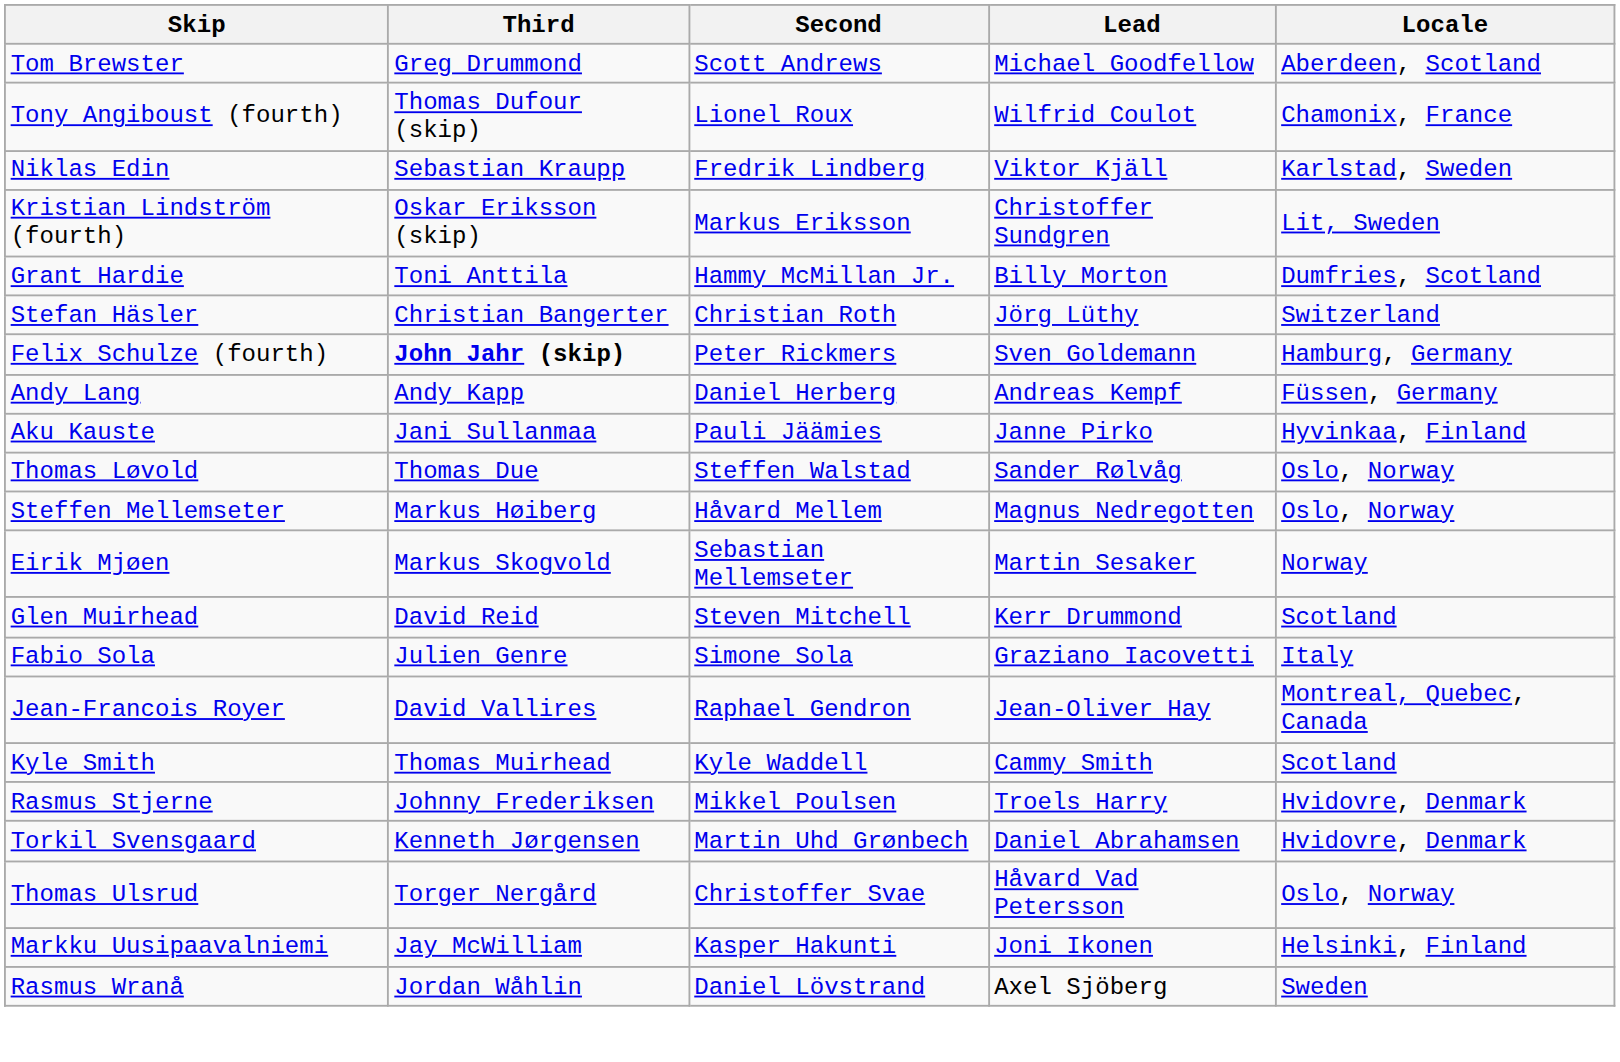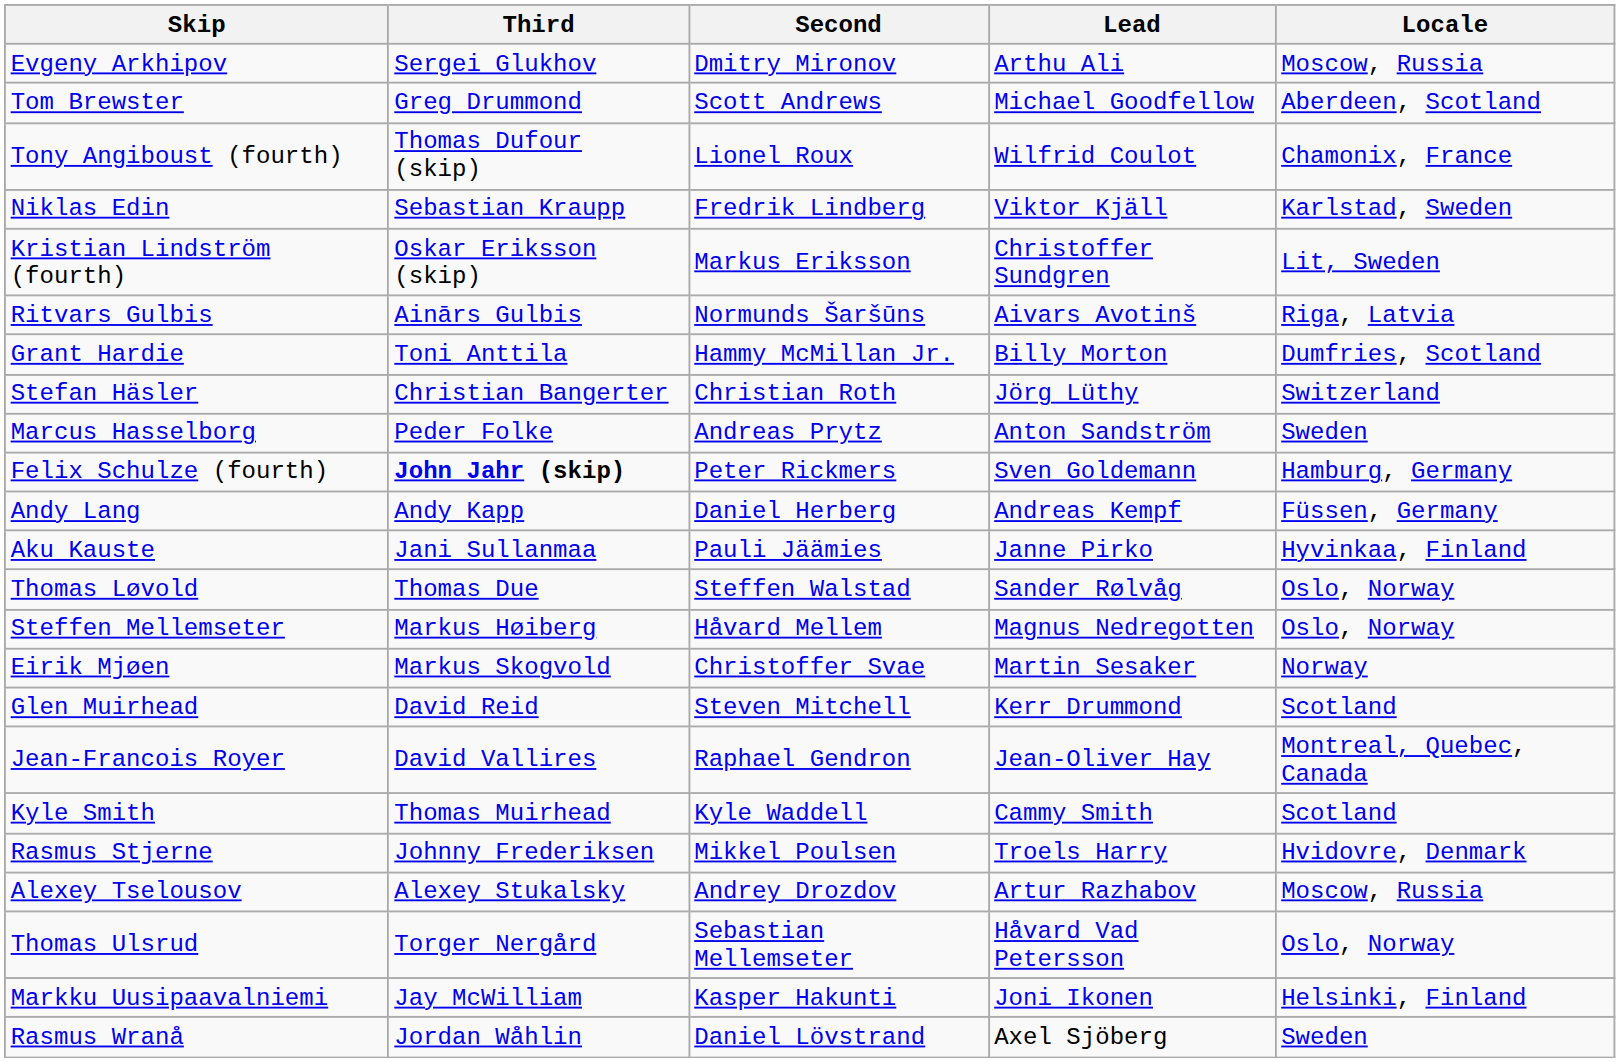+ row: (119, 64)
+ row: (112, 315)
+ row: (133, 433)
(774, 564) Sebastian Mellemseter -> (810, 668) Christoffer Svae
- row: (83, 657)
- row: (133, 841)
+ row: (126, 892)
(810, 894) Christoffer Svae -> (774, 945) Sebastian Mellemseter
